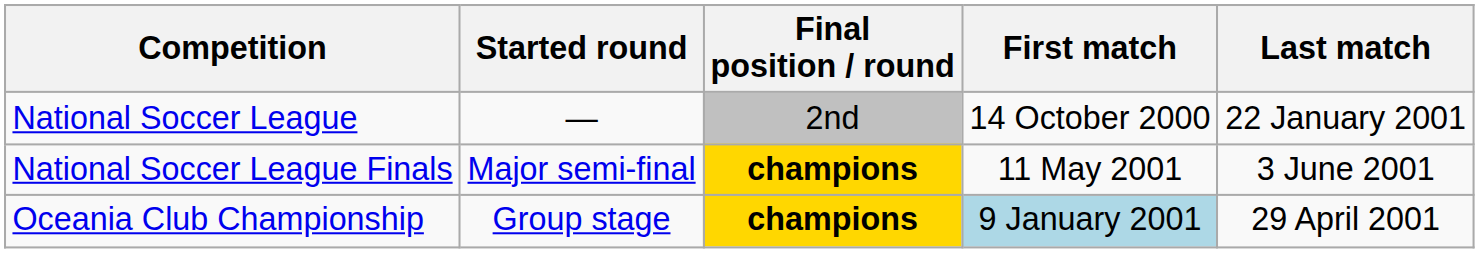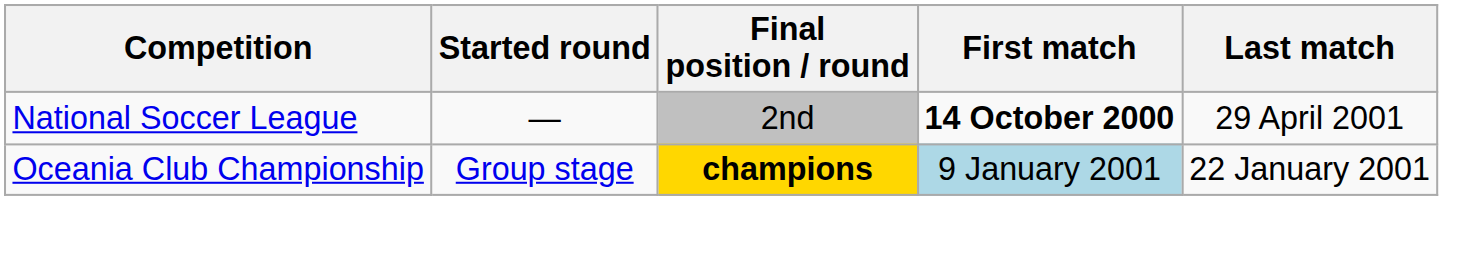(1090, 117) normal -> (1049, 117) bold
(1346, 117) 22 January 2001 -> (1310, 117) 29 April 2001
- row: (233, 169)
(1346, 220) 29 April 2001 -> (1310, 169) 22 January 2001
